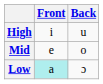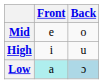rows swapped: (19, 32) <-> (19, 50)
(83, 69) no background -> (83, 69) lightblue background
